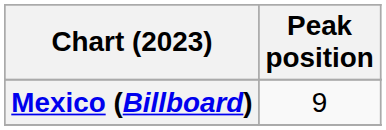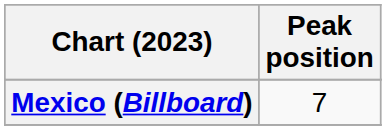(320, 102) 9 -> (320, 102) 7
